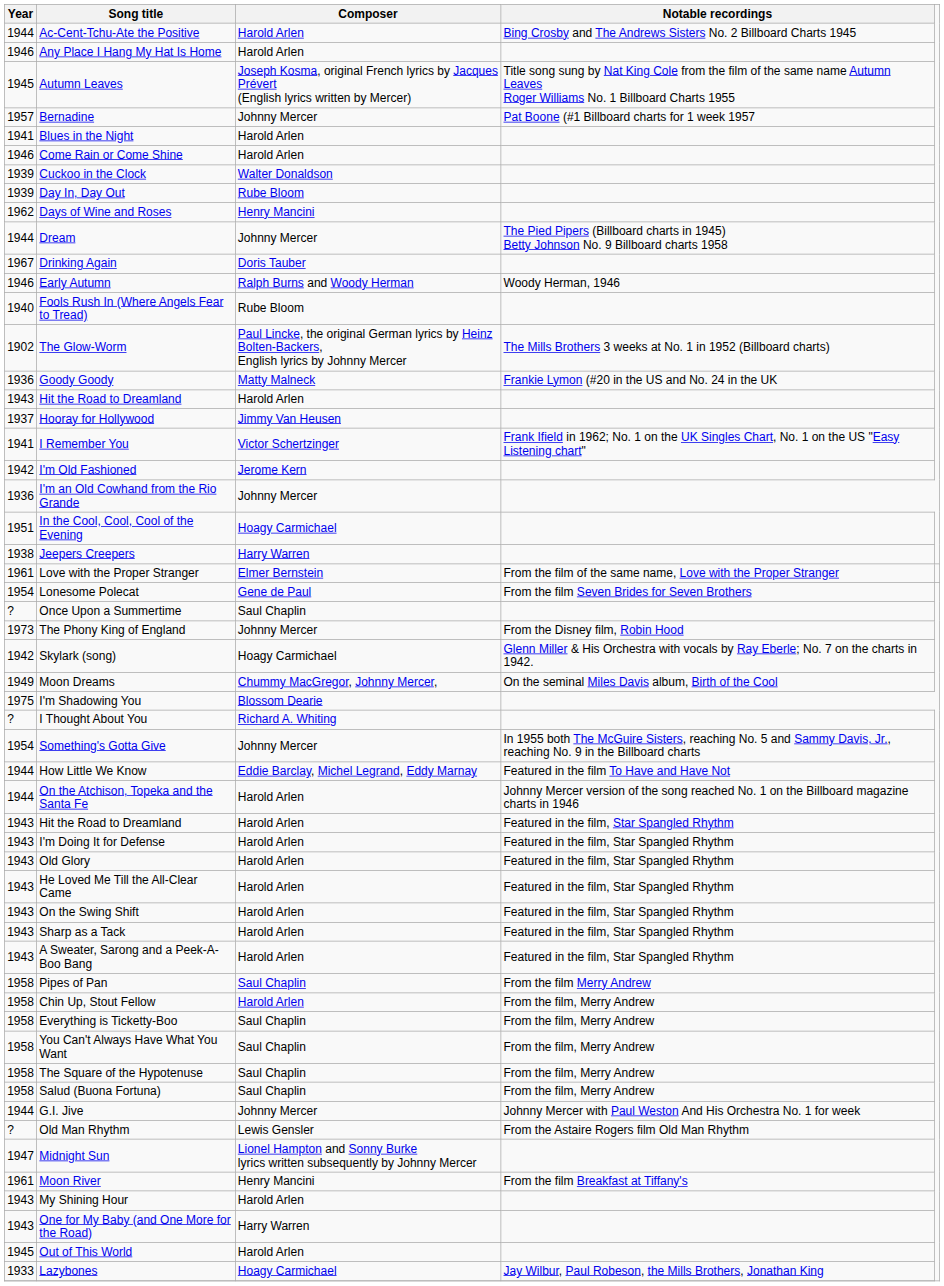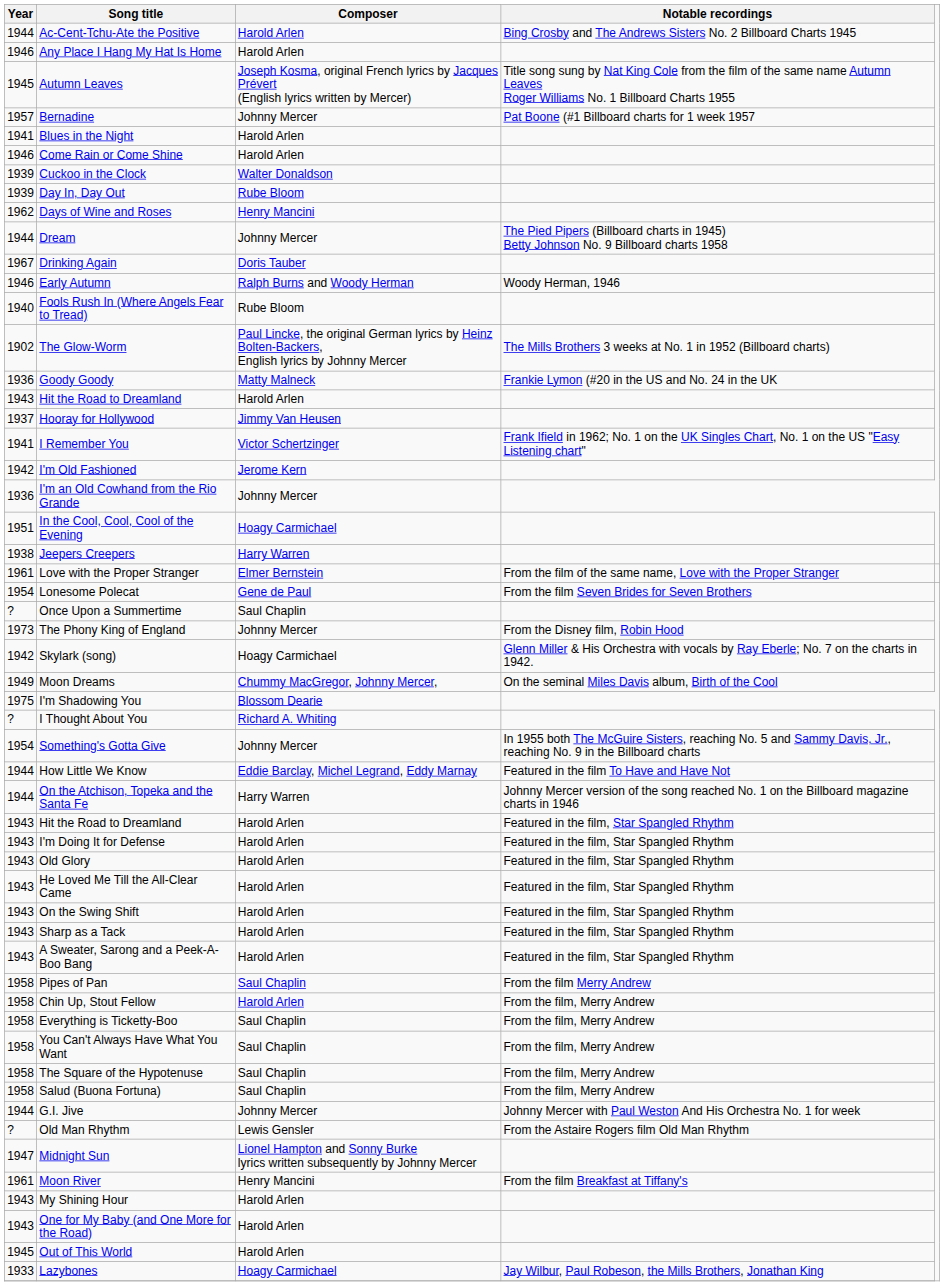(271, 797) Harold Arlen -> (274, 797) Harry Warren
(274, 1226) Harry Warren -> (271, 1226) Harold Arlen
